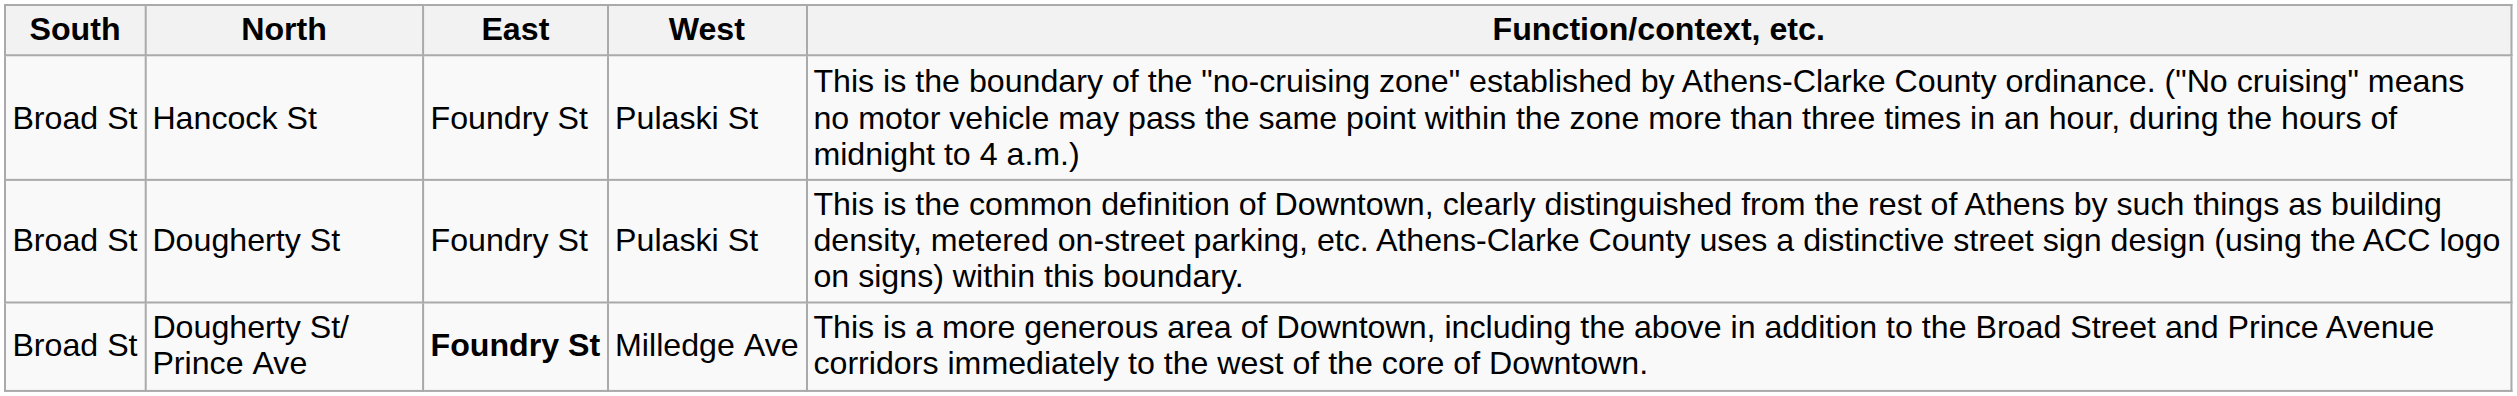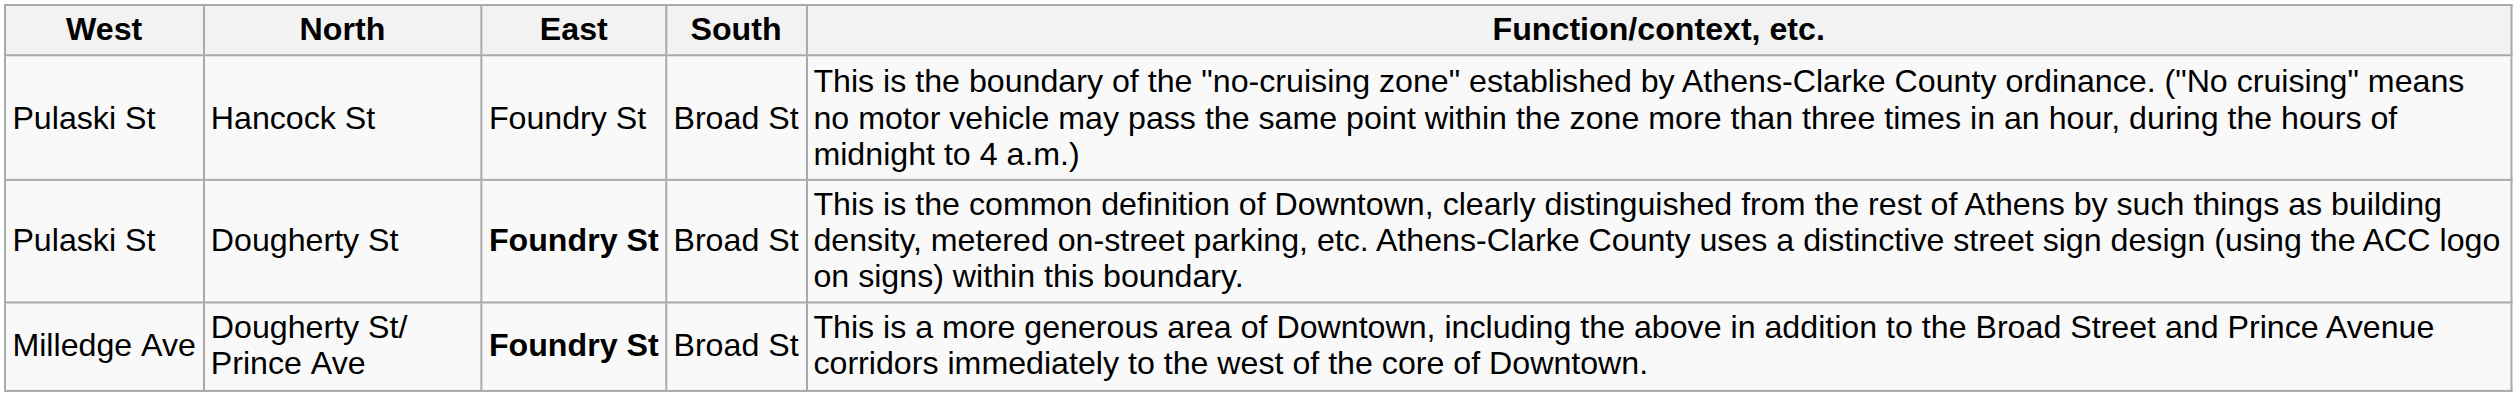columns swapped: (75, 30) <-> (707, 30)
(509, 240) normal -> (574, 240) bold
